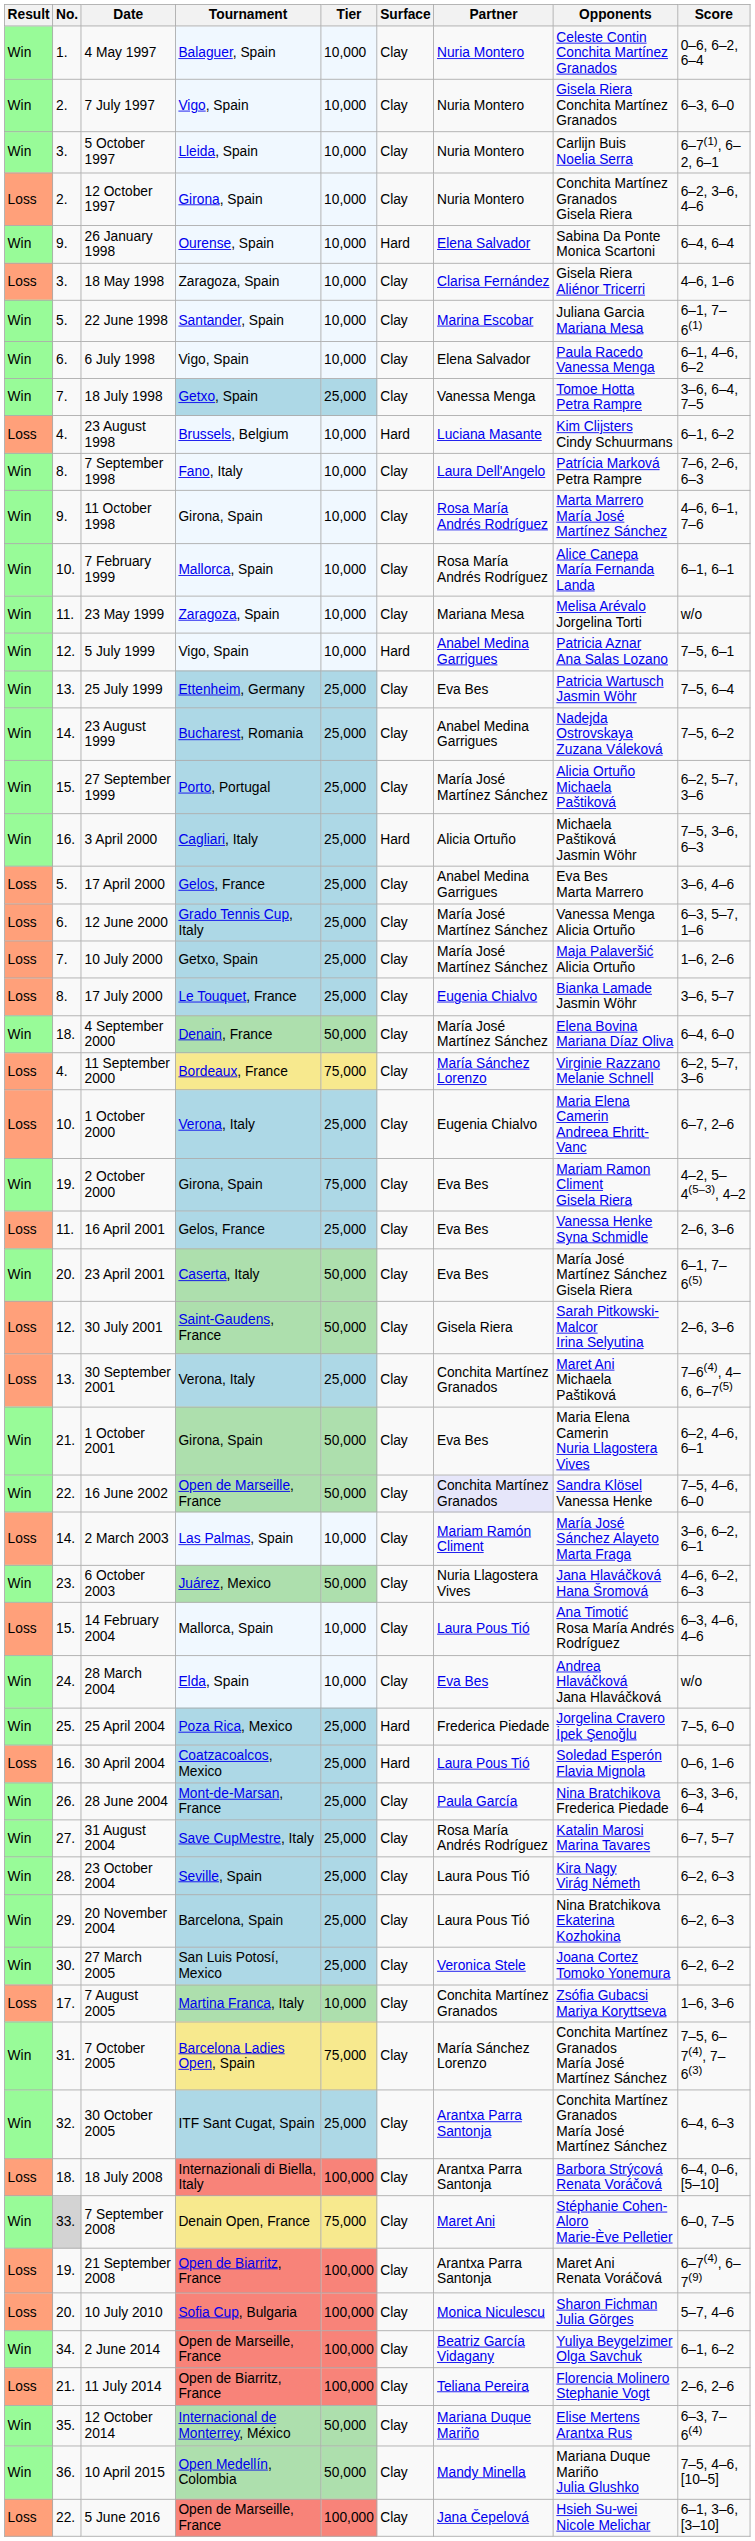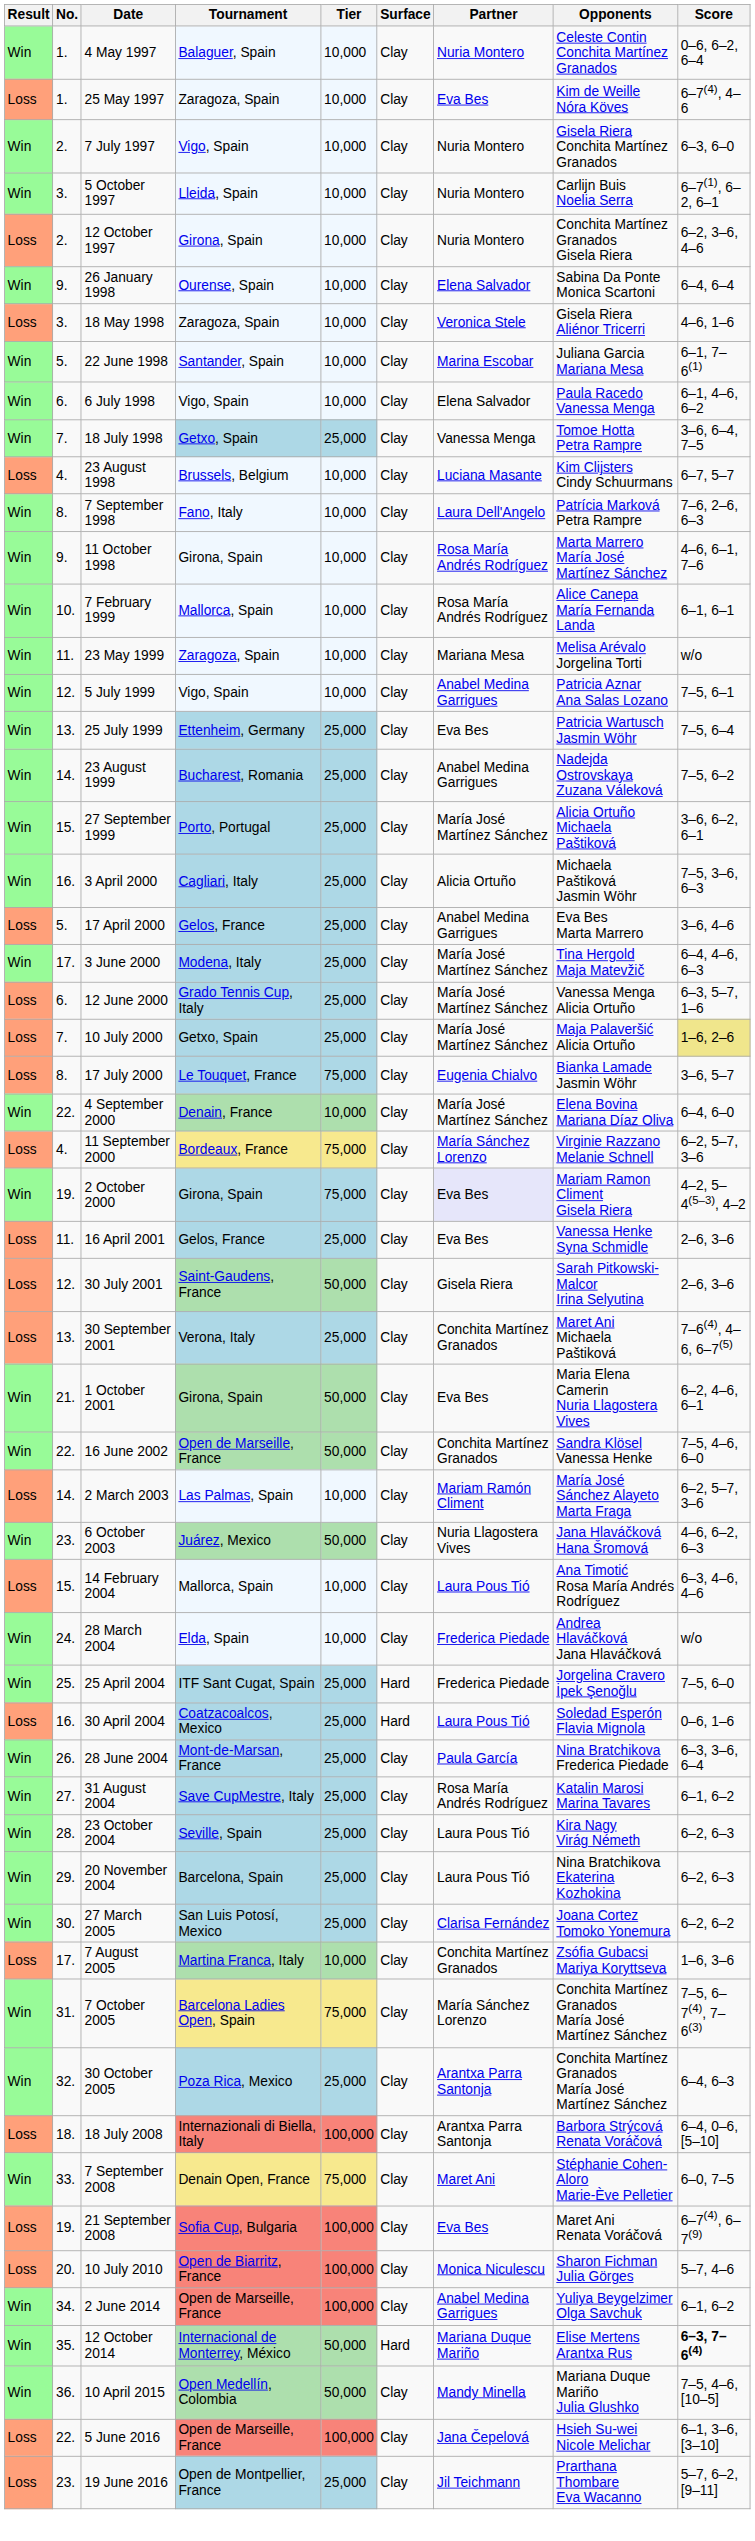+ row: (124, 99)
(395, 244) Hard -> (394, 285) Clay
(493, 281) Clarisa Fernández -> (481, 322) Veronica Stele
(395, 434) Hard -> (394, 475) Clay
(707, 434) 6–1, 6–2 -> (707, 475) 6–7, 5–7
(395, 652) Hard -> (394, 693) Clay
(709, 787) 6–2, 5–7, 3–6 -> (709, 828) 3–6, 6–2, 6–1
(395, 839) Hard -> (394, 880) Clay
+ row: (122, 963)
(707, 959) no background -> (707, 1037) khaki background
(345, 996) 25,000 -> (345, 1075) 75,000
(66, 1034) 18. -> (66, 1112) 22.
(345, 1034) 50,000 -> (345, 1112) 10,000
- row: (115, 1124)
(463, 1184) no background -> (463, 1194) lavender background
- row: (125, 1274)
(493, 1493) lavender background -> (493, 1451) no background
(709, 1538) 3–6, 6–2, 6–1 -> (709, 1496) 6–2, 5–7, 3–6
(463, 1681) Eva Bes -> (493, 1638) Frederica Piedade
(235, 1726) Poza Rica, Mexico -> (246, 1684) ITF Sant Cugat, Spain
(707, 1838) 6–7, 5–7 -> (707, 1795) 6–1, 6–2
(481, 1966) Veronica Stele -> (493, 1923) Clarisa Fernández
(246, 2124) ITF Sant Cugat, Spain -> (235, 2081) Poza Rica, Mexico
(66, 2222) lightgrey background -> (66, 2179) no background
(230, 2270) Open de Biarritz, France -> (238, 2228) Sofia Cup, Bulgaria
(479, 2270) Arantxa Parra Santonja -> (463, 2228) Eva Bes
(238, 2311) Sofia Cup, Bulgaria -> (230, 2269) Open de Biarritz, France
(481, 2349) Beatriz García Vidagany -> (483, 2306) Anabel Medina Garrigues
- row: (123, 2386)
(394, 2425) Clay -> (395, 2345) Hard
(704, 2425) normal -> (704, 2345) bold
+ row: (126, 2482)
